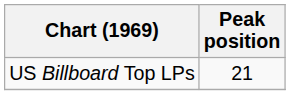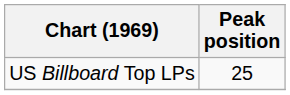(242, 73) 21 -> (242, 73) 25
